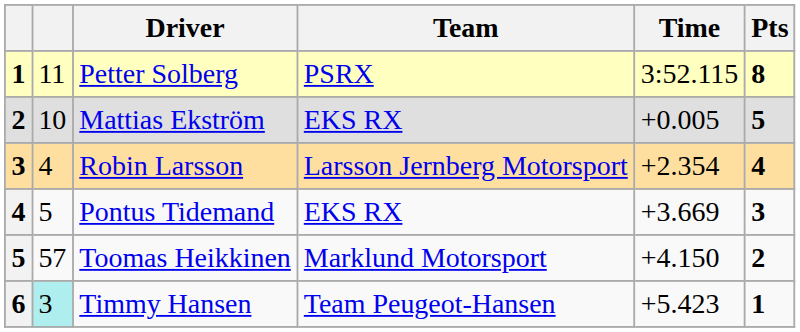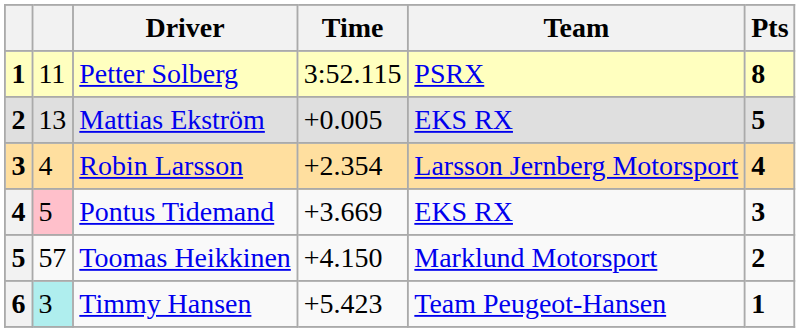columns swapped: (466, 27) <-> (689, 27)
(52, 119) 10 -> (52, 119) 13
(45, 212) no background -> (45, 212) pink background
